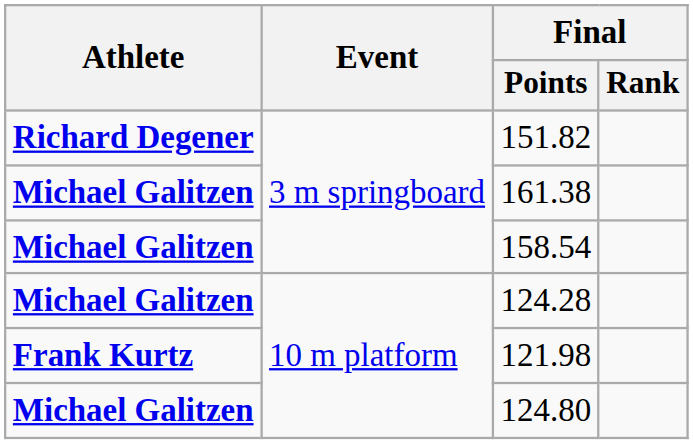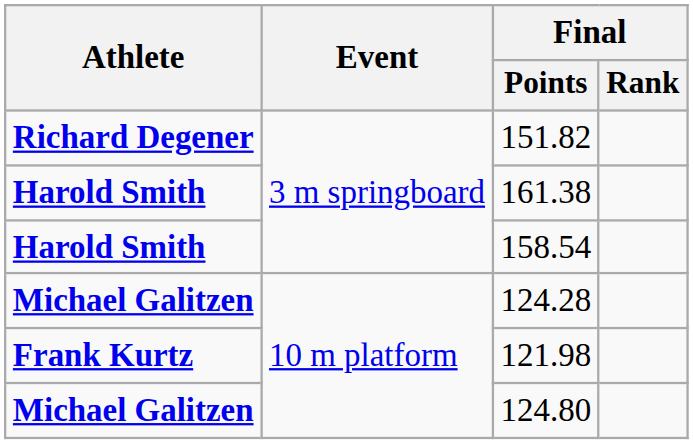(133, 192) Michael Galitzen -> (109, 192) Harold Smith
(133, 246) Michael Galitzen -> (109, 246) Harold Smith
